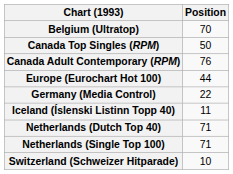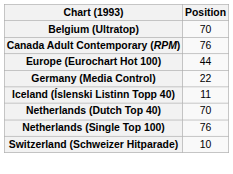- row: (93, 45)
(206, 128) 71 -> (206, 111) 70
(206, 144) 71 -> (206, 128) 76
